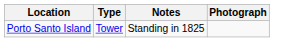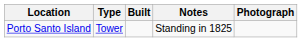+ column: (139, 12)
